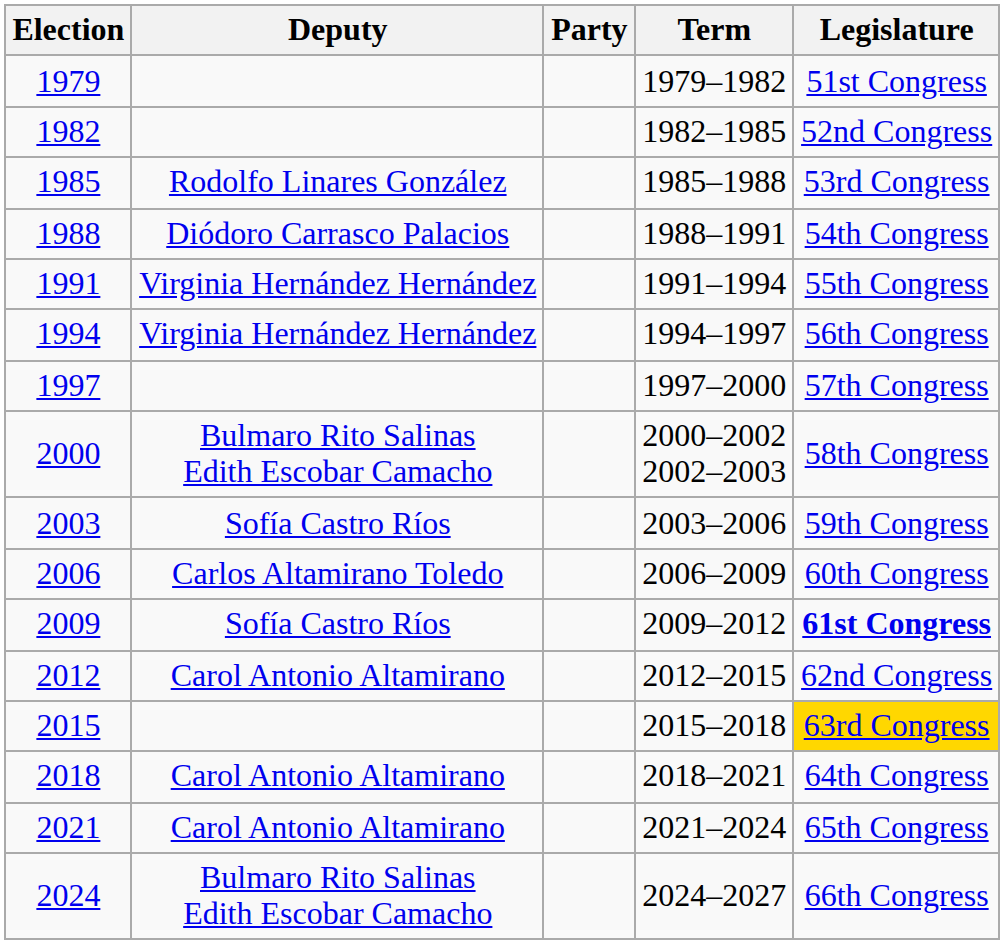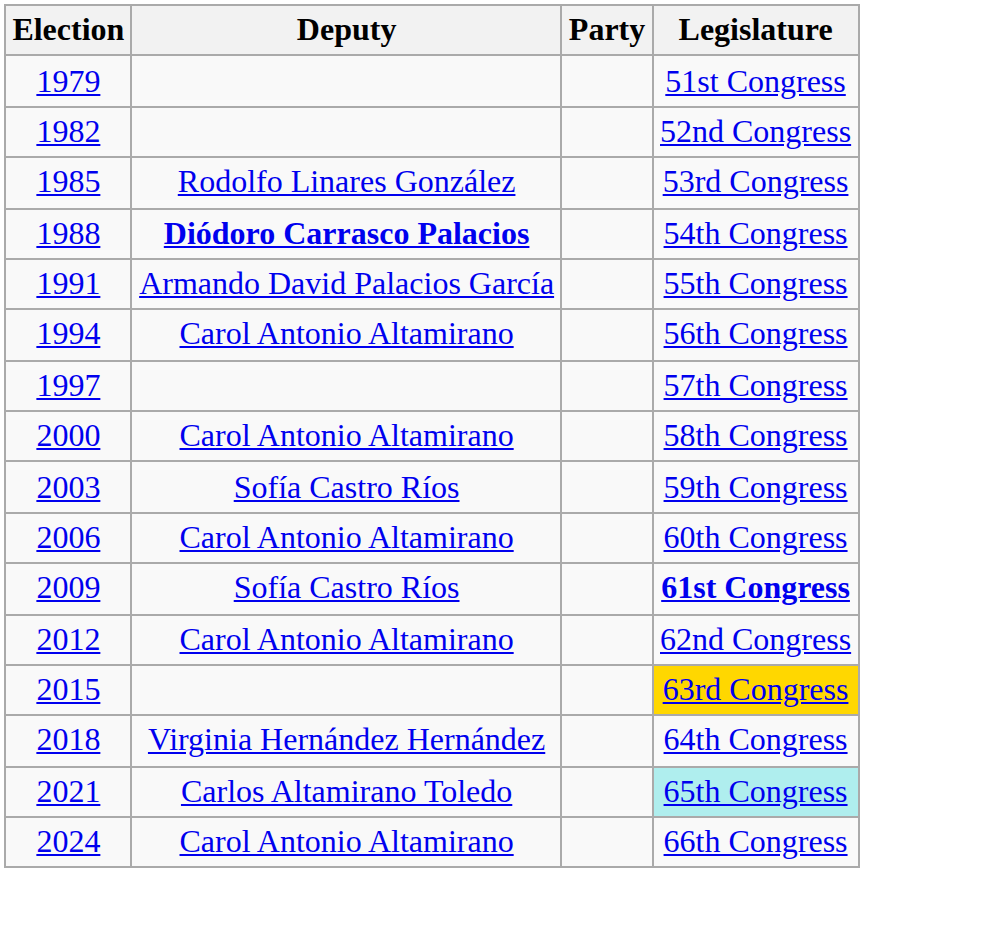- column: (714, 29)
(338, 232) normal -> (347, 232) bold
(338, 283) Virginia Hernández Hernández -> (347, 283) Armando David Palacios García
(338, 334) Virginia Hernández Hernández -> (347, 334) Carol Antonio Altamirano
(338, 453) Bulmaro Rito Salinas Edith Escobar Camacho -> (347, 435) Carol Antonio Altamirano
(338, 573) Carlos Altamirano Toledo -> (347, 537) Carol Antonio Altamirano
(338, 776) Carol Antonio Altamirano -> (347, 740) Virginia Hernández Hernández
(338, 827) Carol Antonio Altamirano -> (347, 791) Carlos Altamirano Toledo
(897, 827) no background -> (756, 791) paleturquoise background
(338, 895) Bulmaro Rito Salinas Edith Escobar Camacho -> (347, 841) Carol Antonio Altamirano
